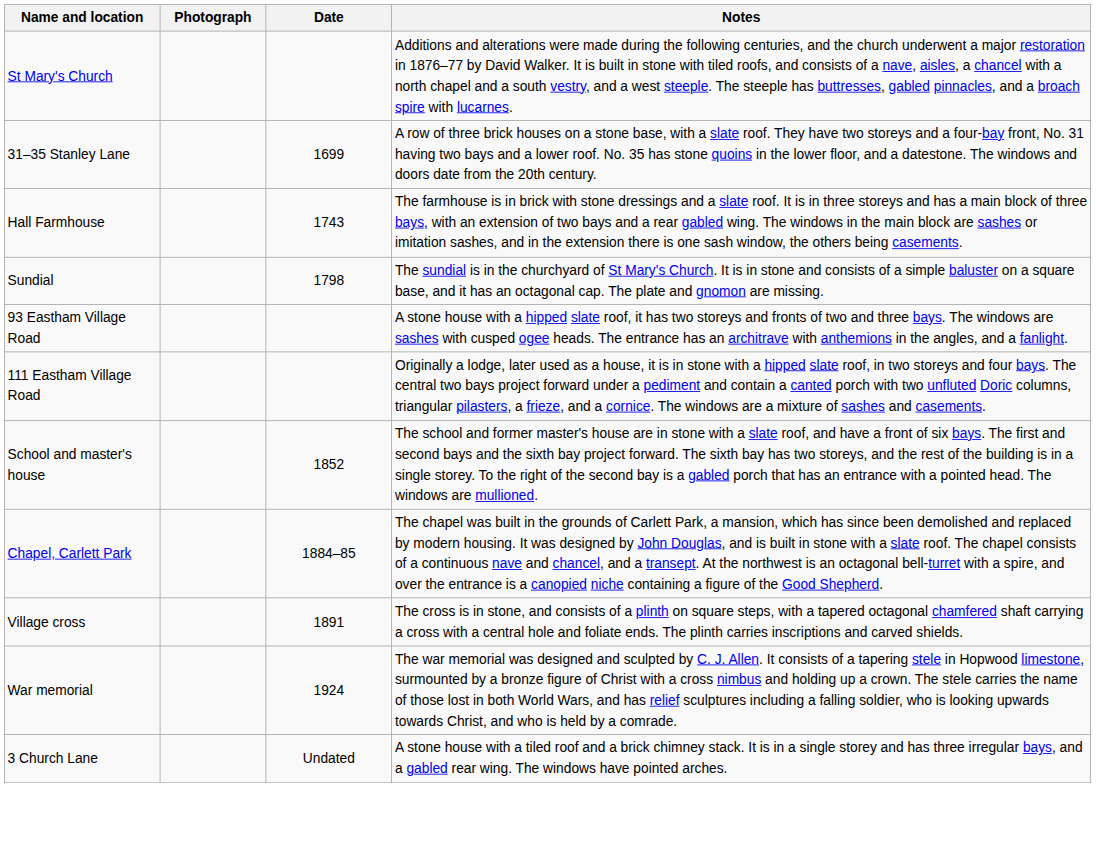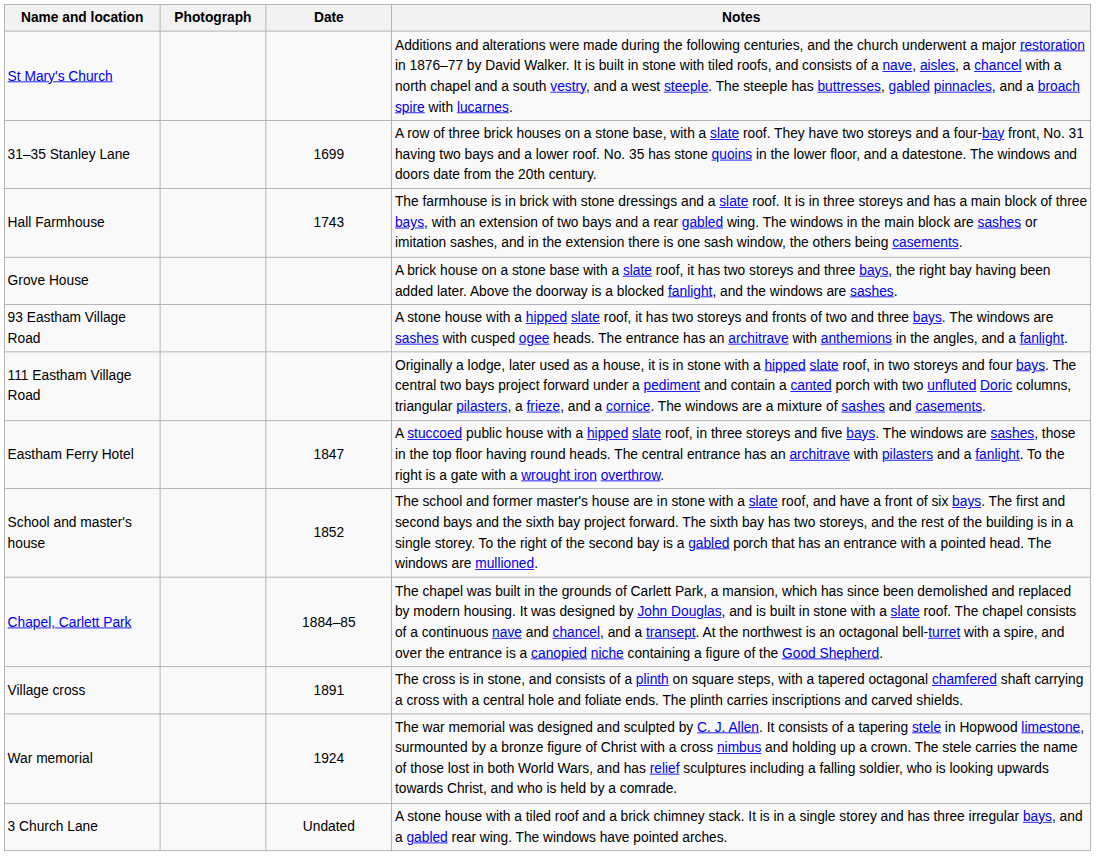+ row: (48, 280)
- row: (31, 280)
+ row: (71, 454)
